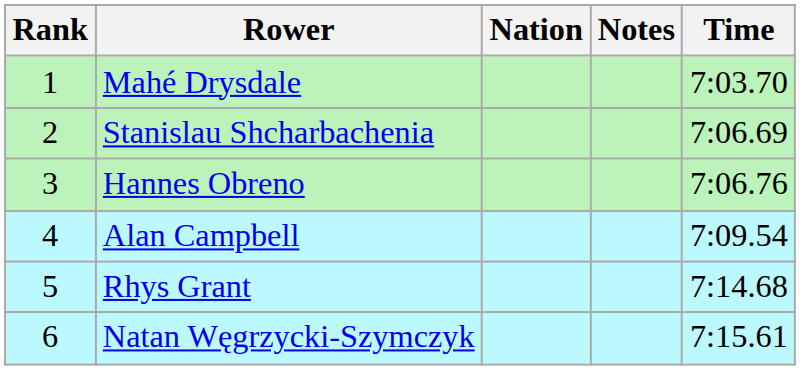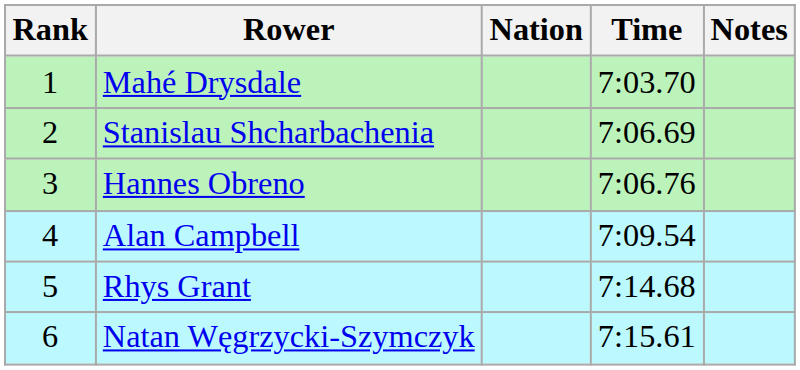columns swapped: (739, 30) <-> (636, 30)
